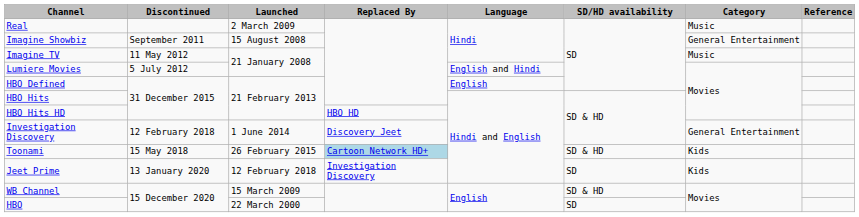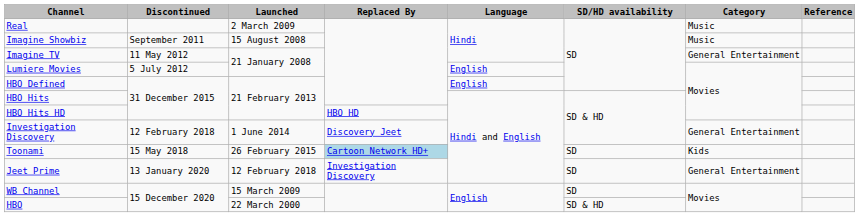(744, 40) General Entertainment -> (701, 40) Music
(701, 55) Music -> (744, 55) General Entertainment
(495, 69) English and Hindi -> (469, 69) English
(585, 151) SD & HD -> (572, 151) SD
(699, 171) Kids -> (744, 171) General Entertainment
(585, 190) SD & HD -> (572, 190) SD
(572, 205) SD -> (585, 205) SD & HD
